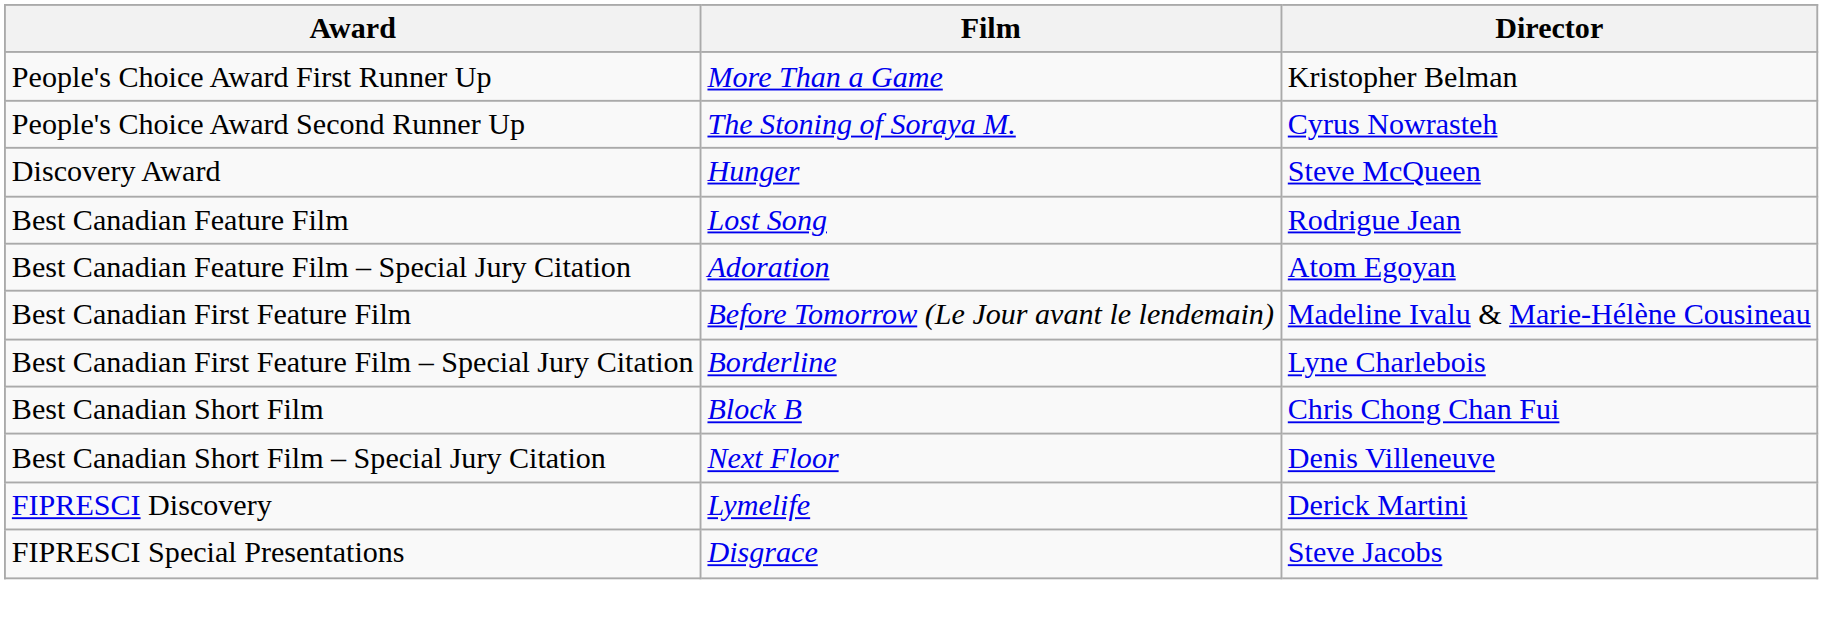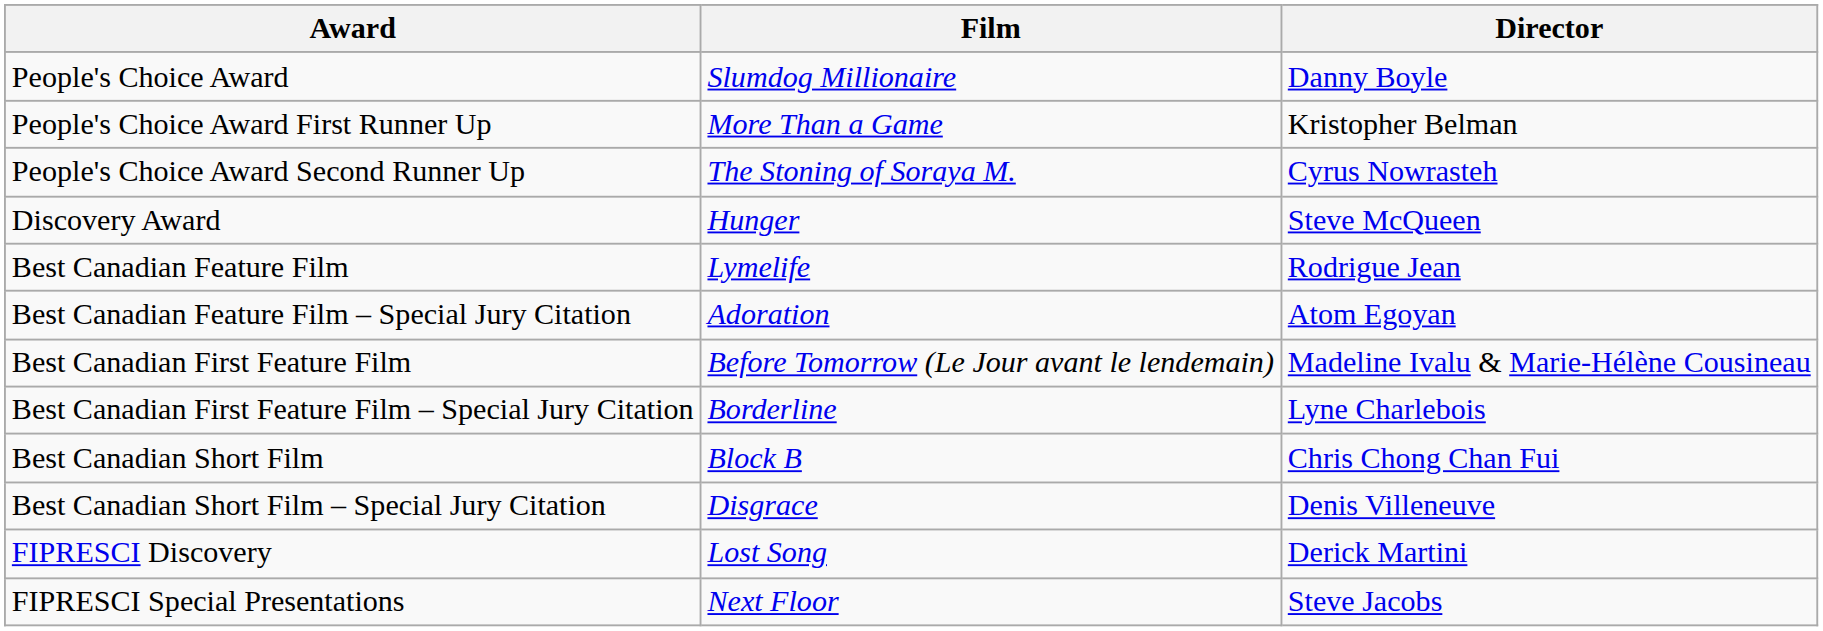+ row: (150, 76)
(767, 219) Lost Song -> (759, 266) Lymelife
(773, 457) Next Floor -> (763, 505) Disgrace
(759, 505) Lymelife -> (767, 553) Lost Song
(763, 553) Disgrace -> (773, 600) Next Floor
